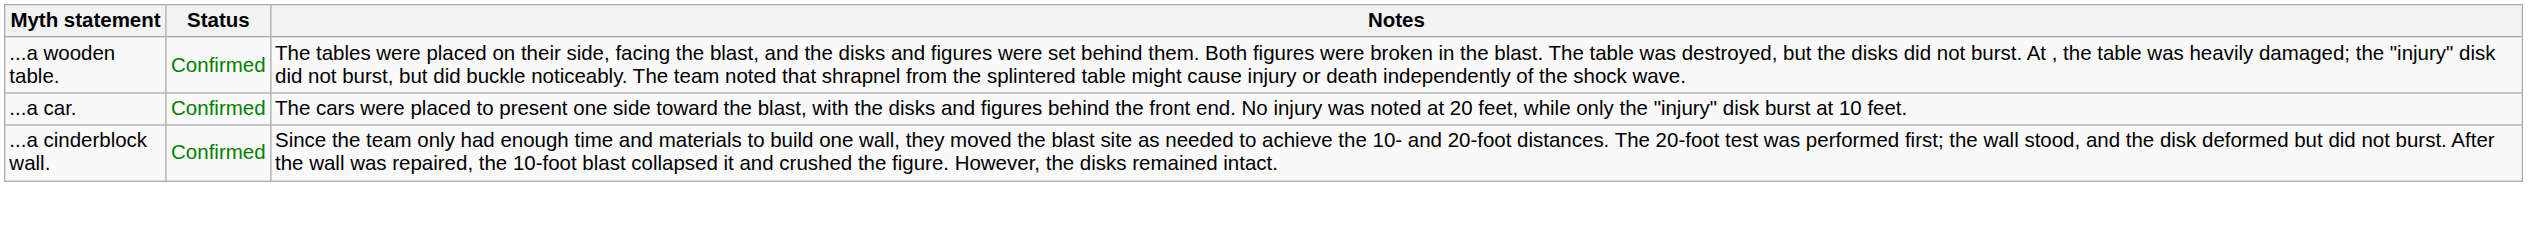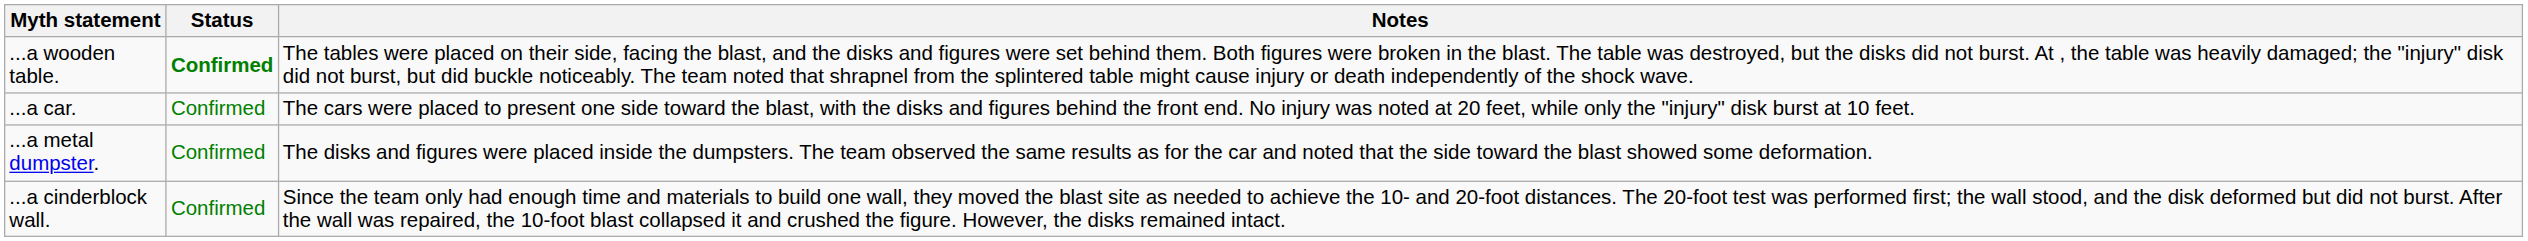(218, 64) normal -> (222, 64) bold
+ row: (54, 152)
